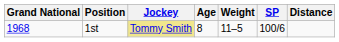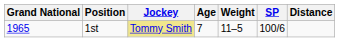(18, 28) 1968 -> (18, 28) 1965
(199, 28) 8 -> (199, 28) 7
